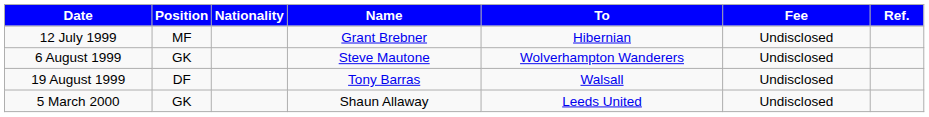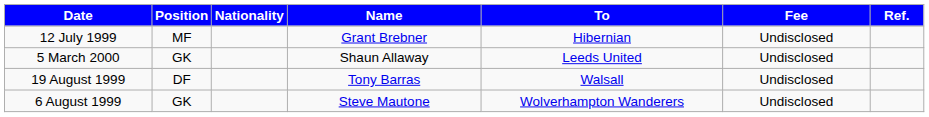rows swapped: (78, 58) <-> (78, 101)
